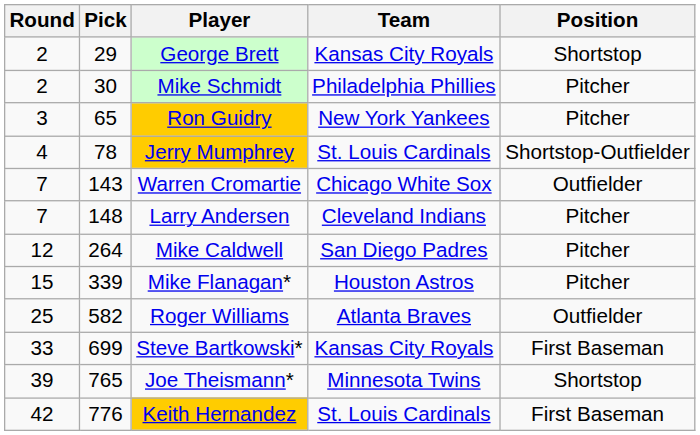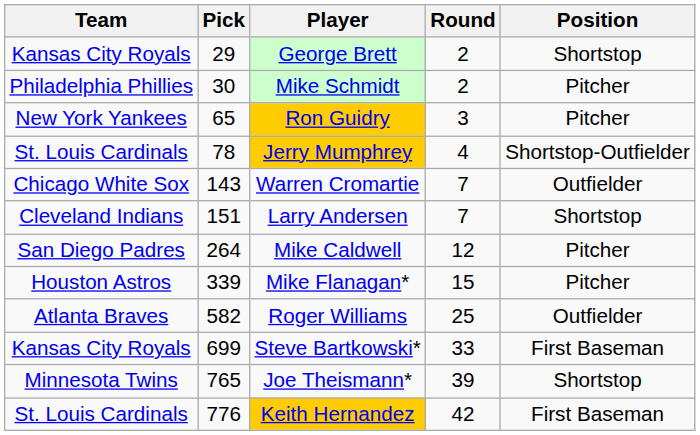columns swapped: (42, 20) <-> (404, 20)
(105, 217) 148 -> (224, 217) 151
(598, 217) Pitcher -> (598, 217) Shortstop
